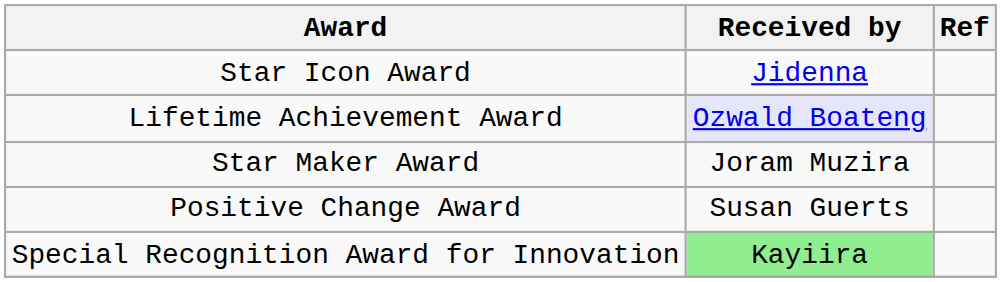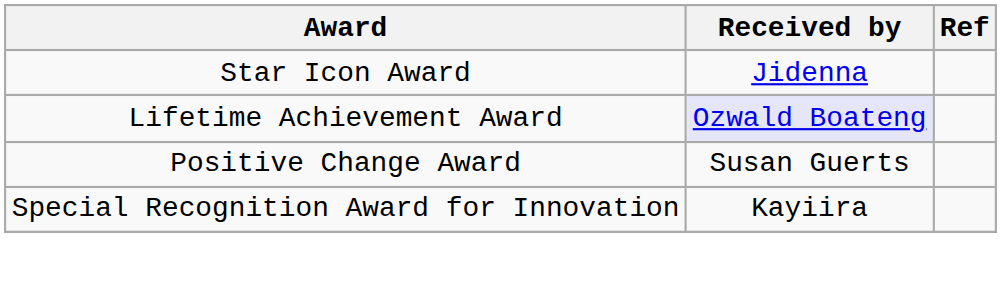- row: (346, 164)
(810, 254) lightgreen background -> (810, 209) no background
